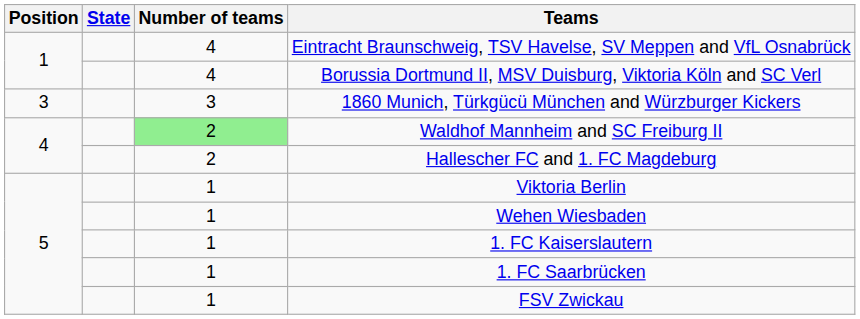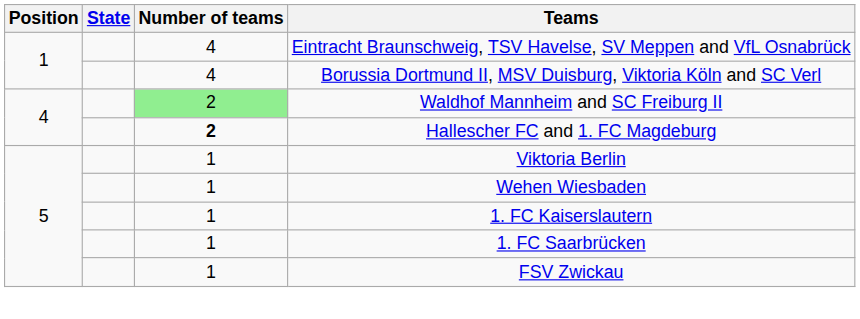- row: (571, 103)
(211, 159) normal -> (211, 131) bold
